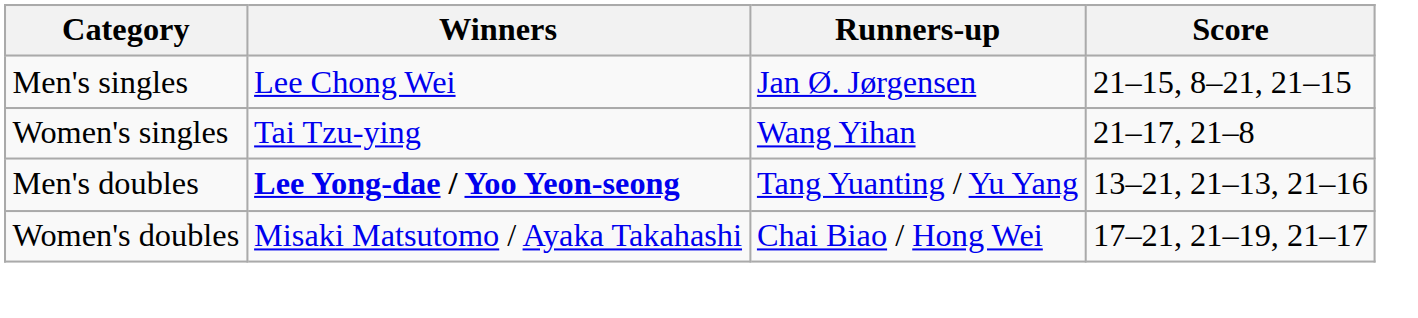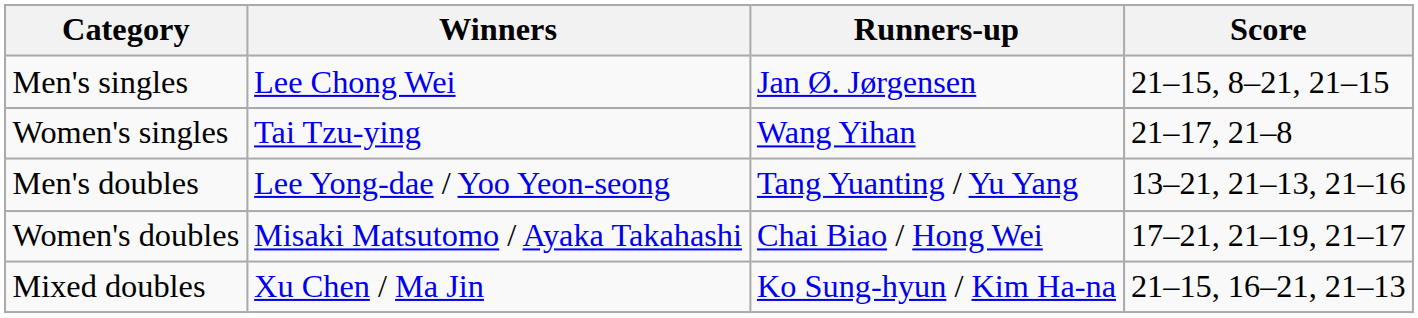(467, 183) bold -> (462, 183) normal
+ row: (109, 286)
